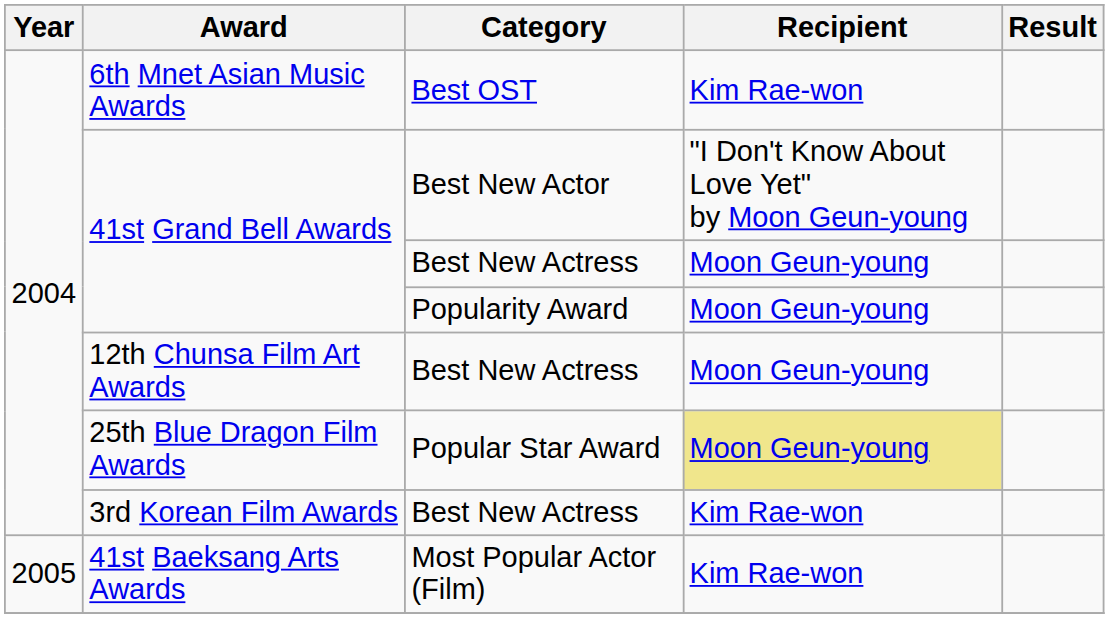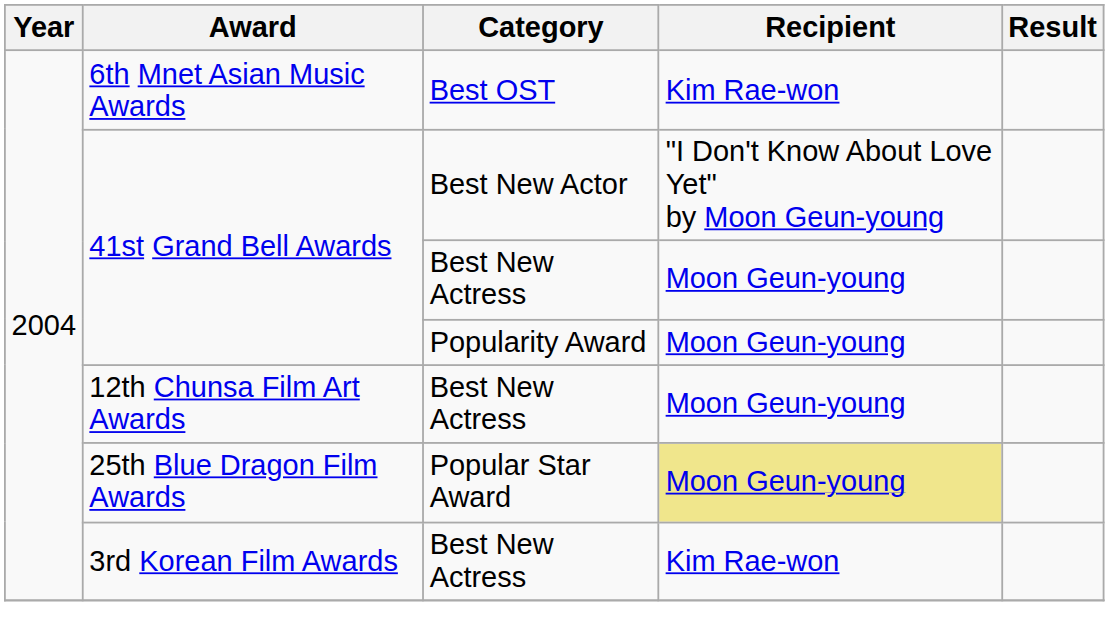- row: (214, 574)
